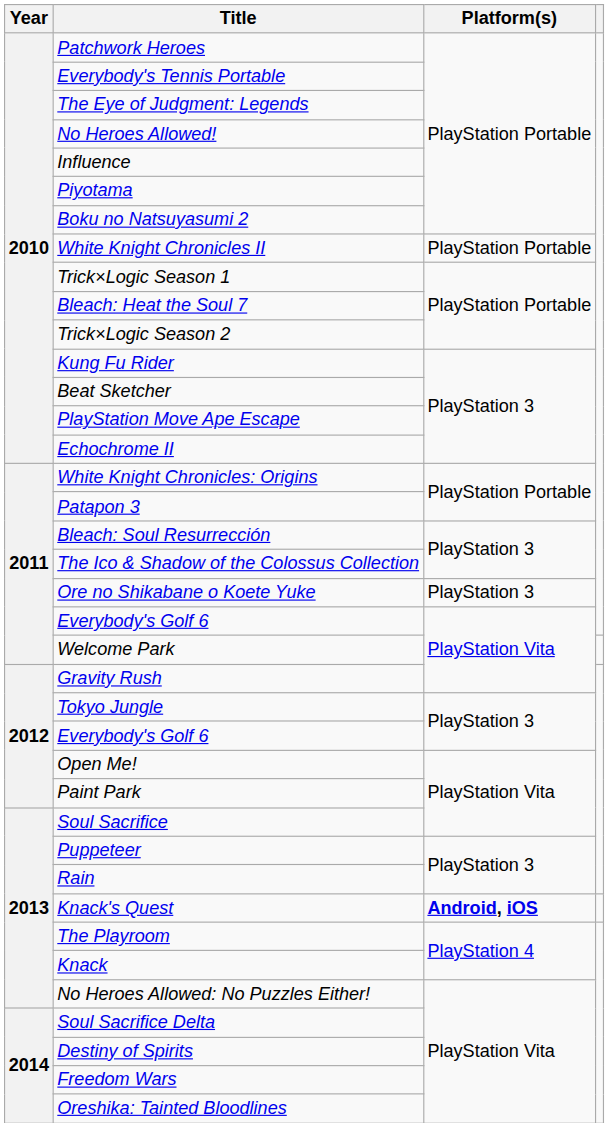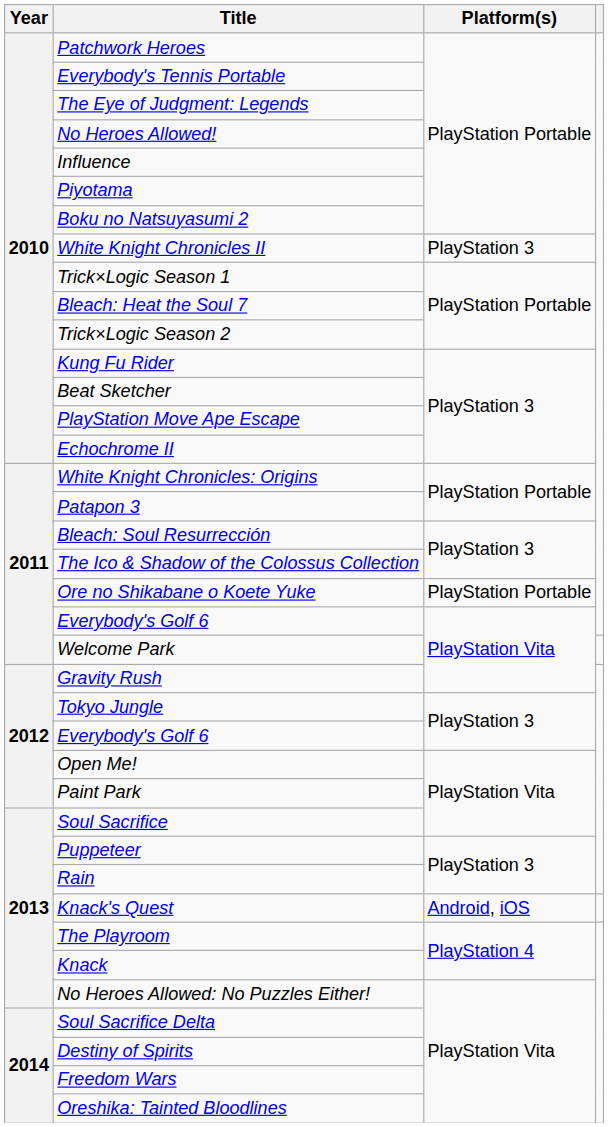(509, 248) PlayStation Portable -> (481, 248) PlayStation 3
(481, 592) PlayStation 3 -> (509, 592) PlayStation Portable
(483, 907) bold -> (479, 907) normal
